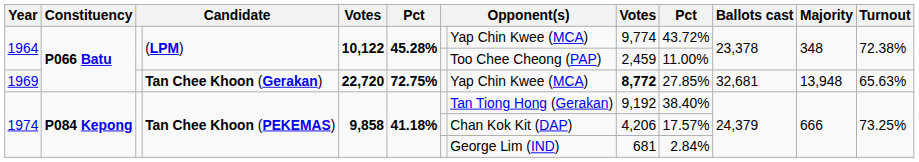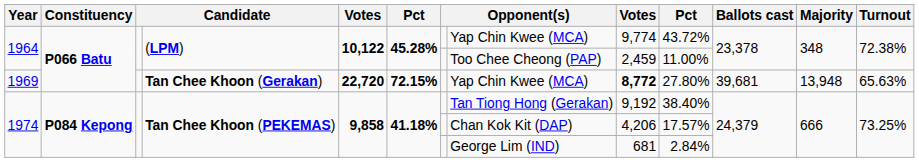(414, 81) 72.75% -> (414, 81) 72.15%
(686, 81) 27.85% -> (686, 81) 27.80%
(737, 81) 32,681 -> (737, 81) 39,681
